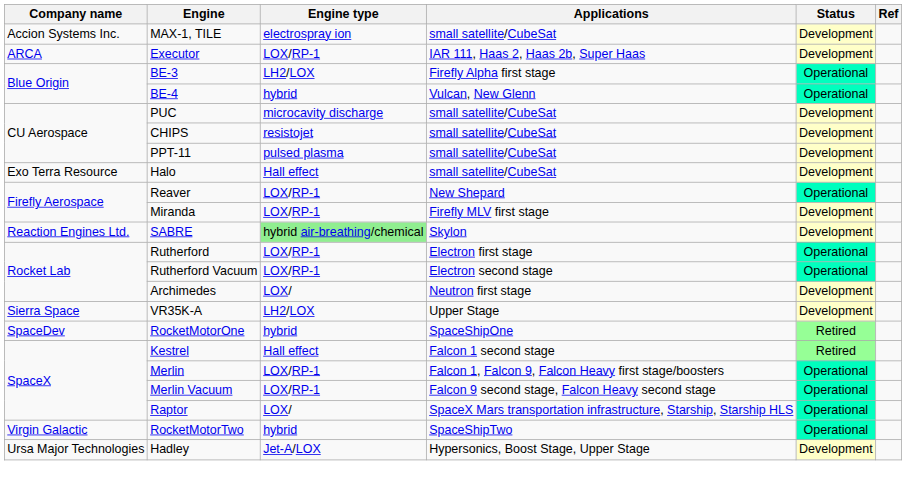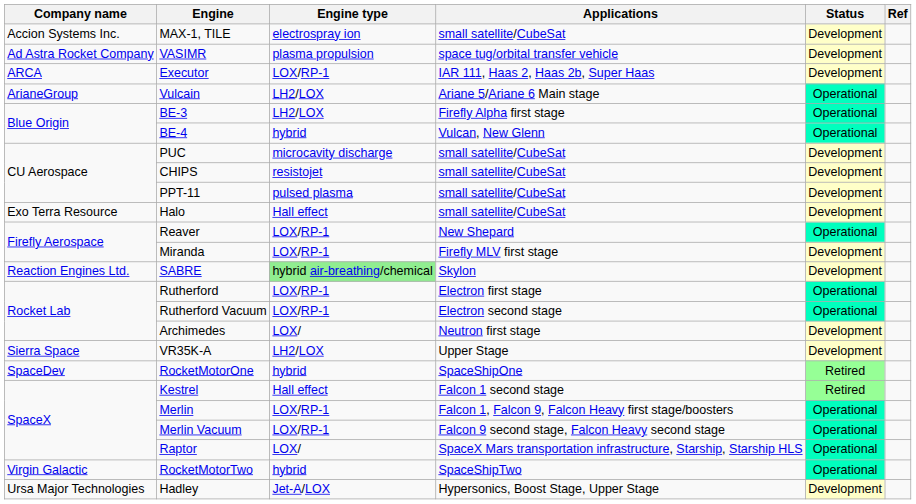+ row: (183, 53)
+ row: (180, 93)
